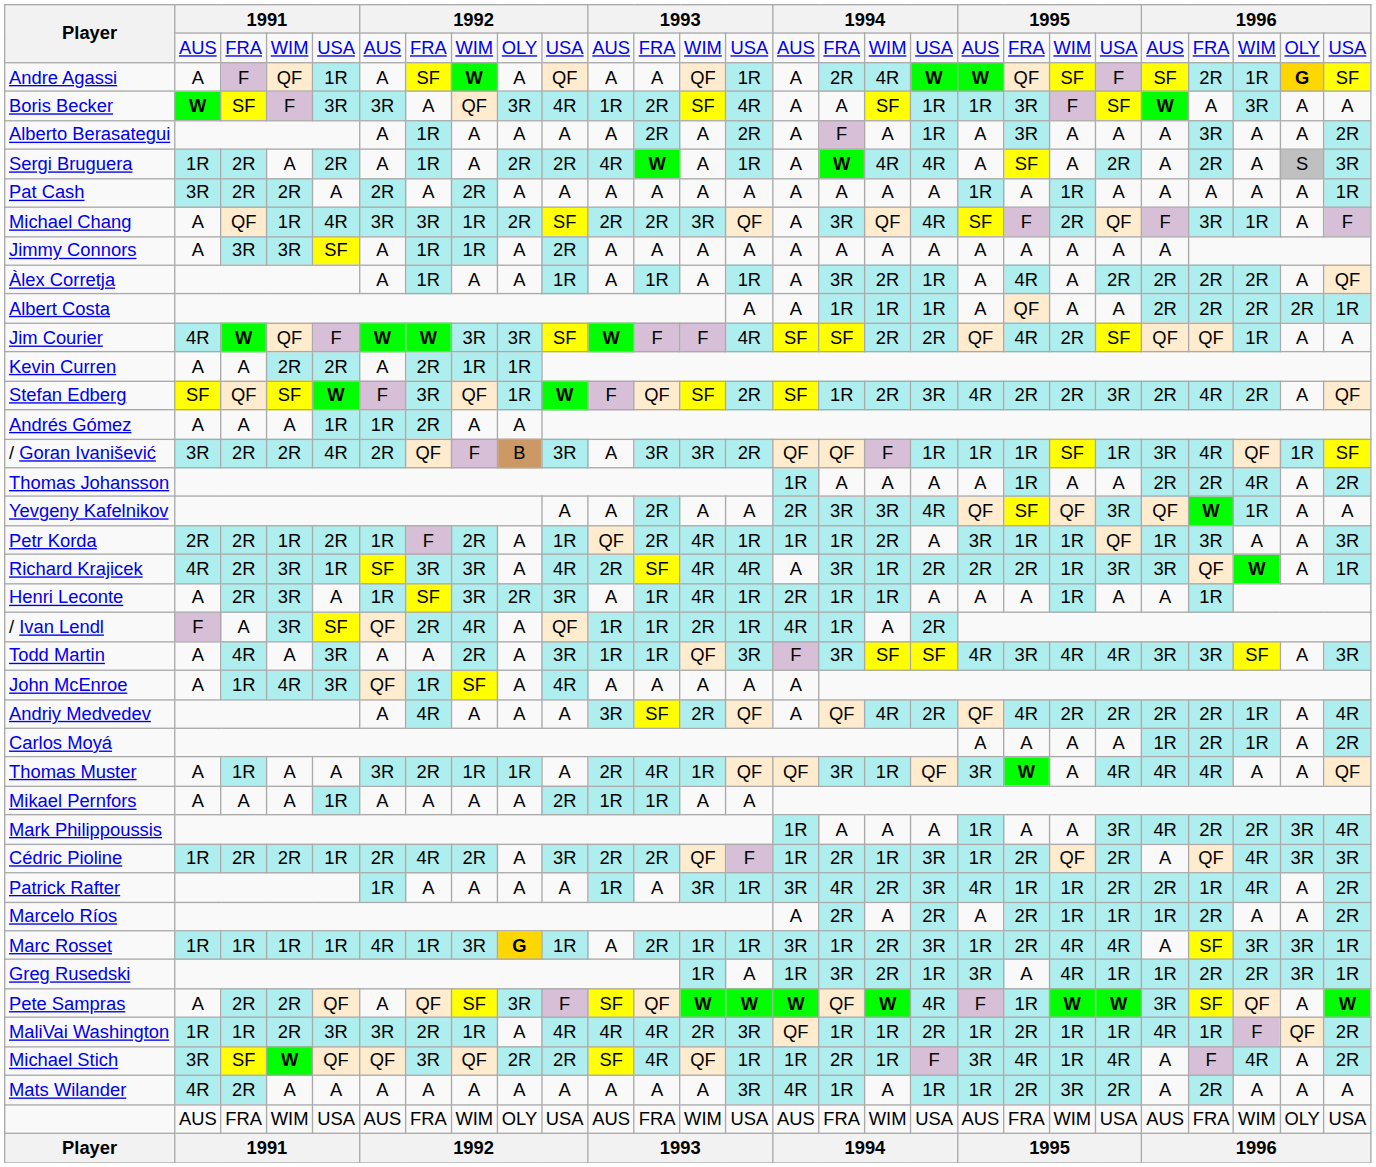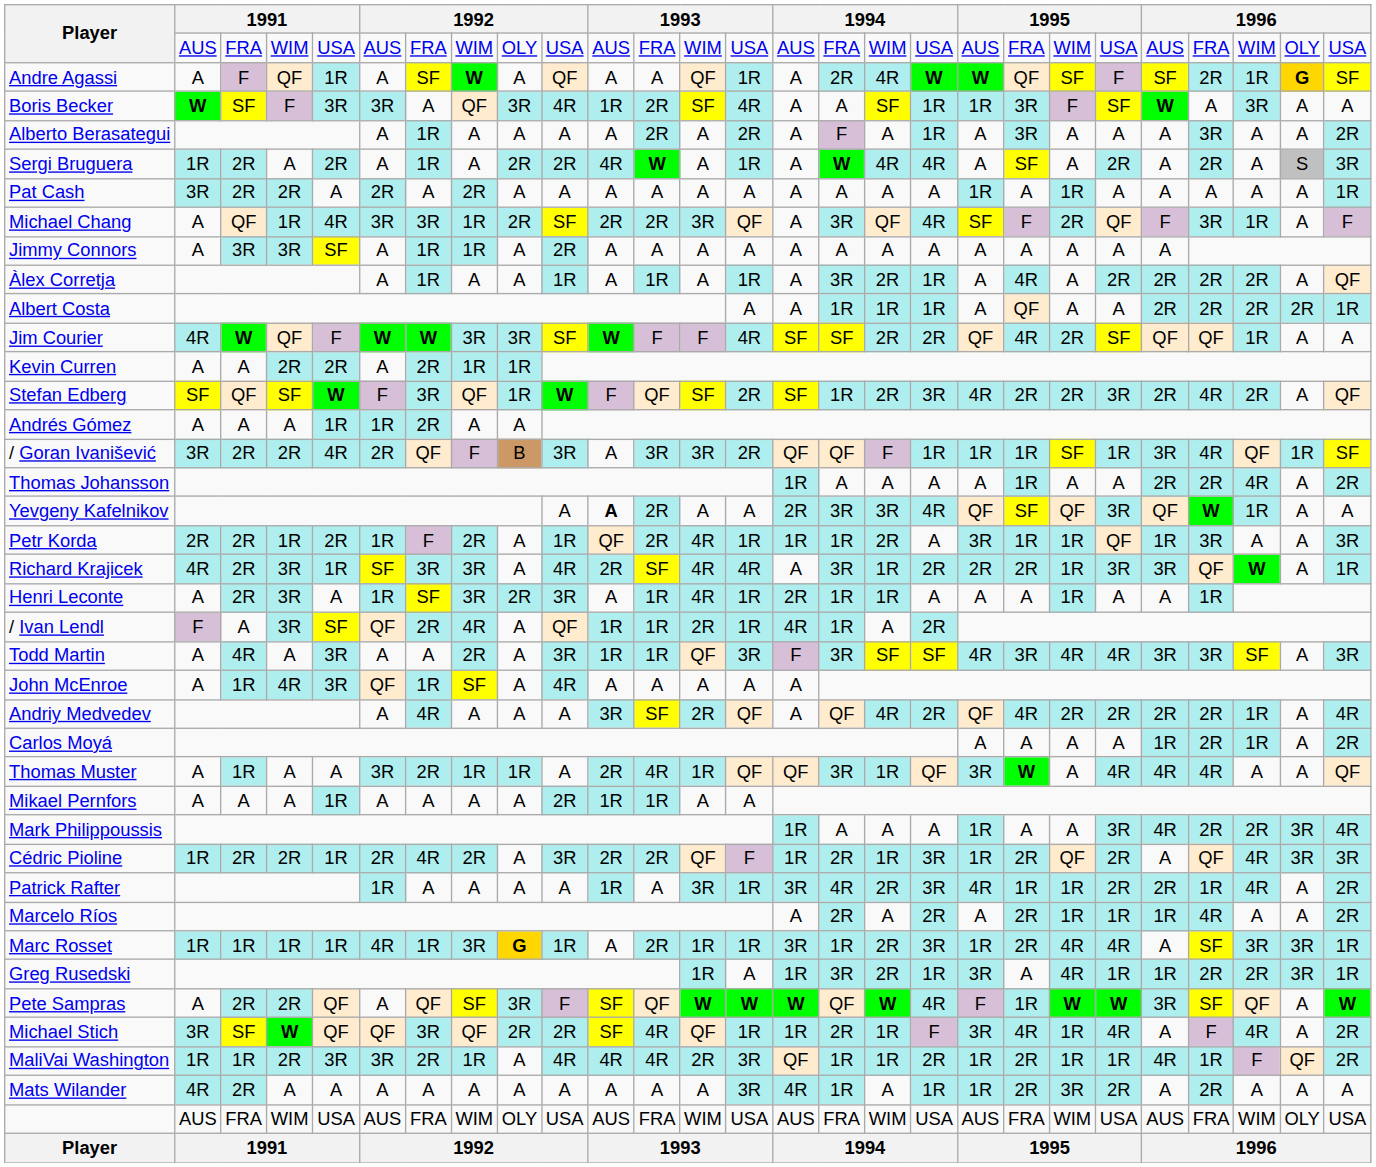(611, 511) normal -> (611, 511) bold
(1211, 916) 2R -> (1211, 916) 4R
rows swapped: (64, 1061) <-> (89, 1032)
